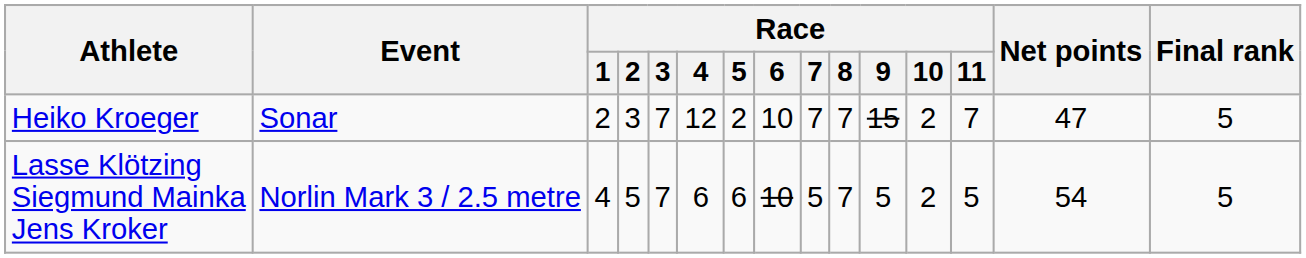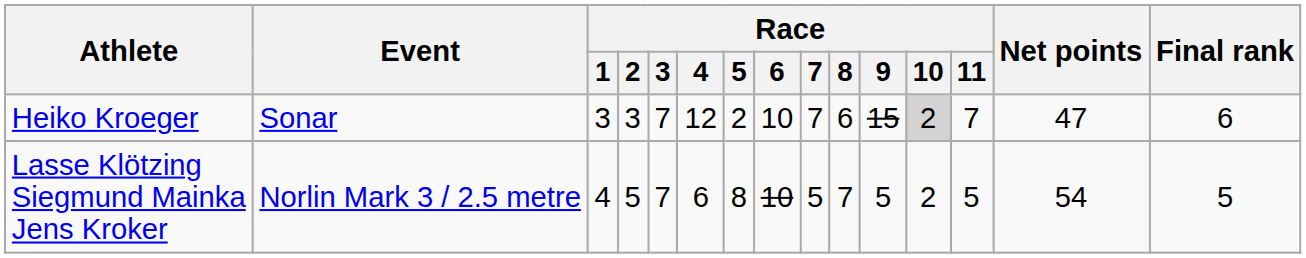(603, 118) 2 -> (603, 118) 3
(845, 118) 7 -> (845, 118) 6
(928, 118) no background -> (928, 118) lightgrey background
(1225, 118) 5 -> (1225, 118) 6
(739, 197) 6 -> (739, 197) 8
